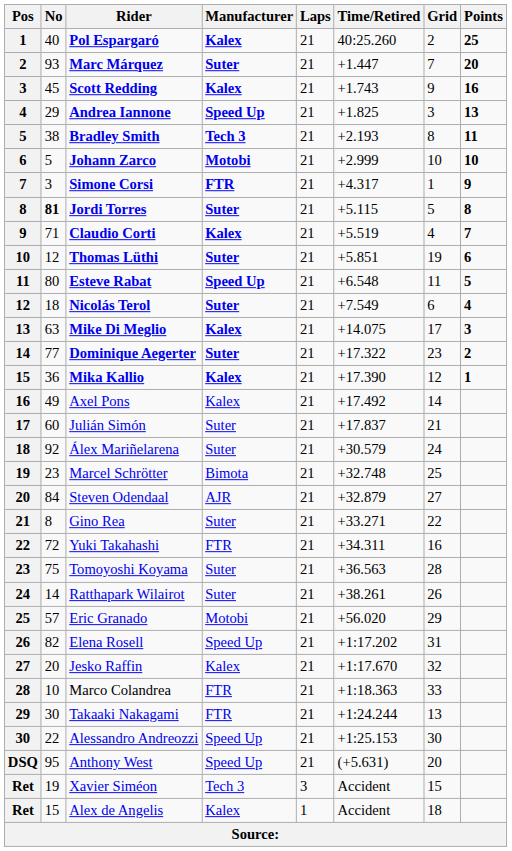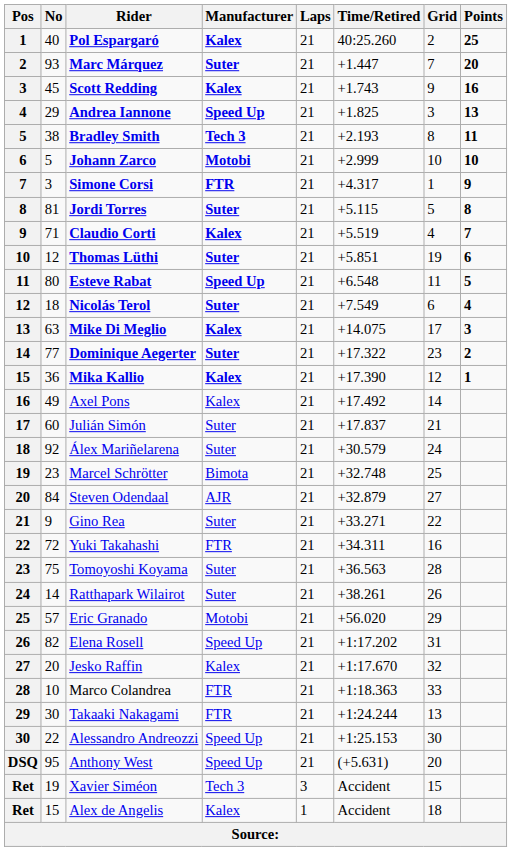(52, 209) bold -> (52, 209) normal
(48, 521) 8 -> (48, 521) 9
